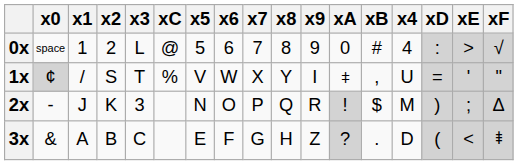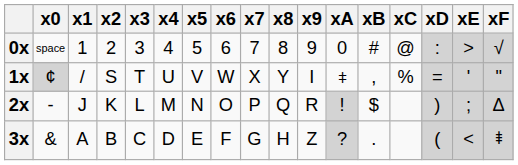columns swapped: (407, 18) <-> (170, 18)
(140, 47) L -> (140, 47) 3
(140, 105) 3 -> (140, 105) L
